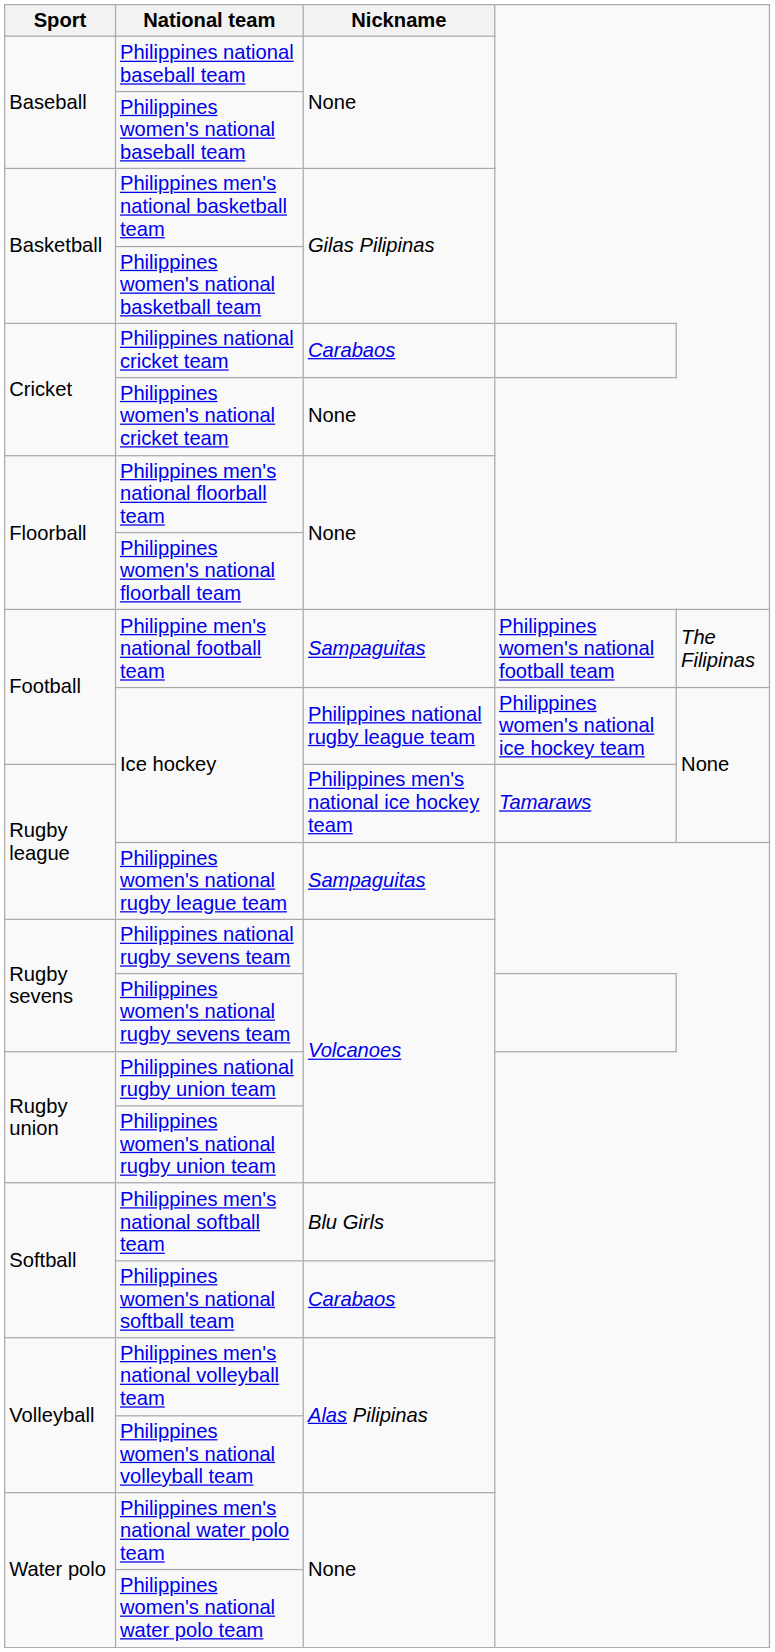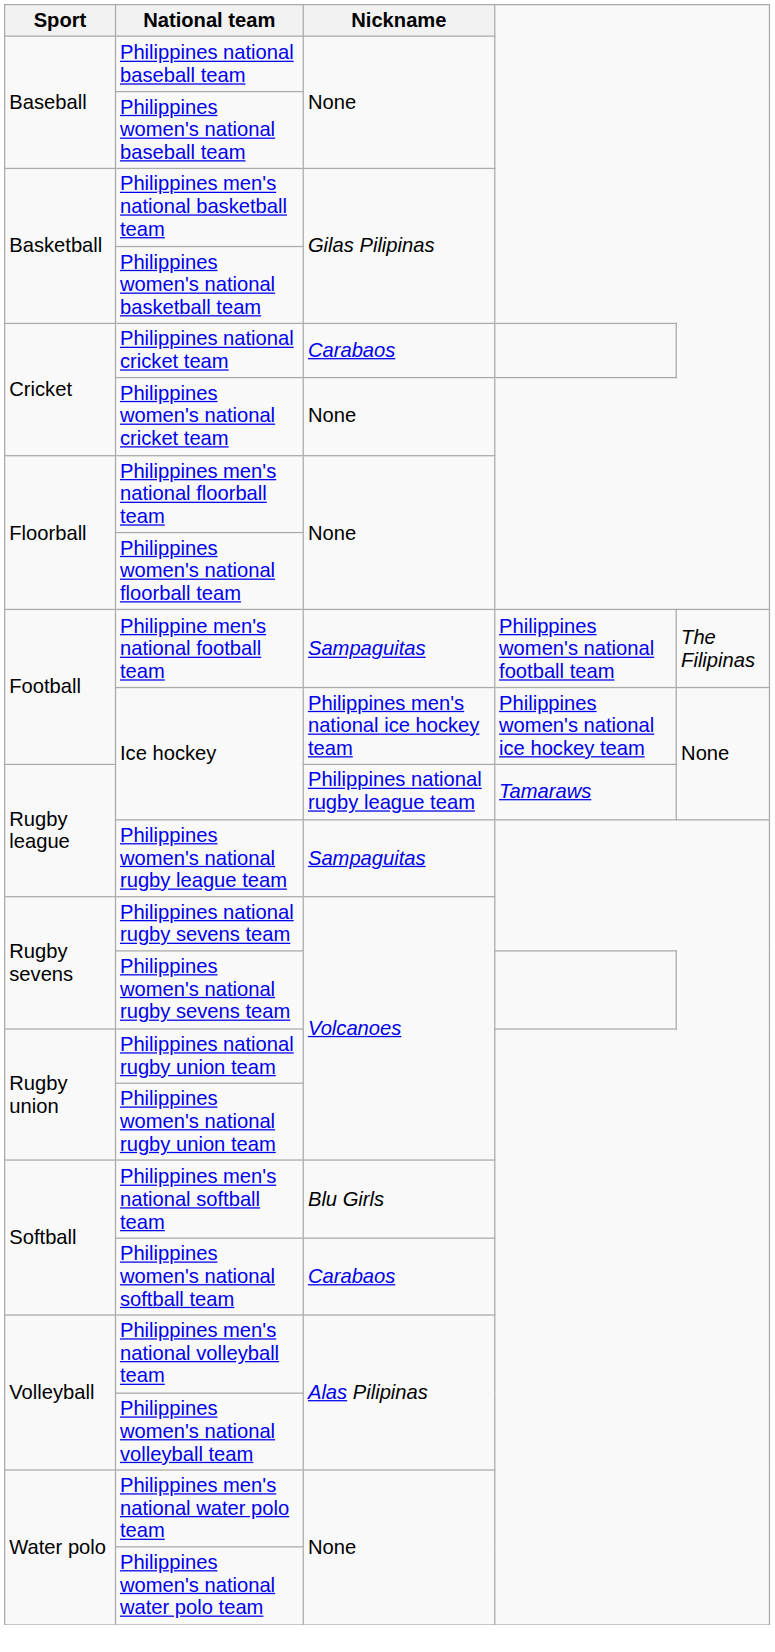(395, 725) Philippines national rugby league team -> (394, 725) Philippines men's national ice hockey team
(394, 803) Philippines men's national ice hockey team -> (395, 791) Philippines national rugby league team
